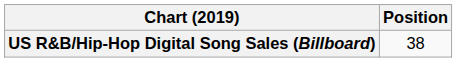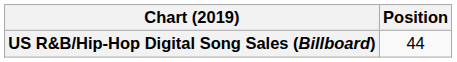(416, 43) 38 -> (416, 43) 44
